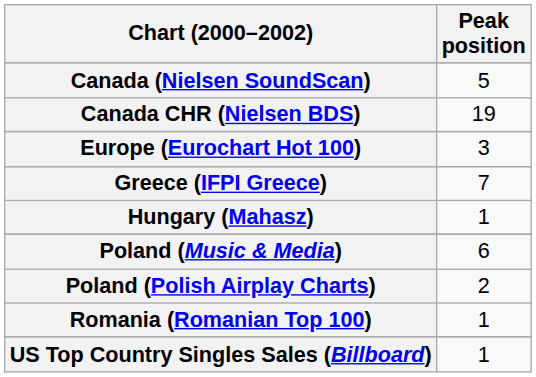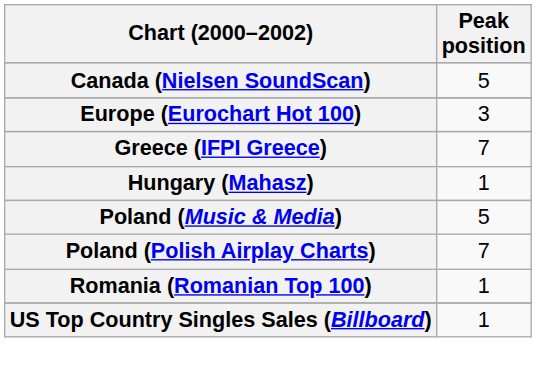- row: (221, 114)
(484, 251) 6 -> (484, 217) 5
(484, 285) 2 -> (484, 251) 7
